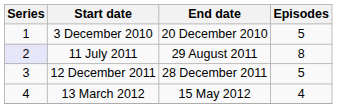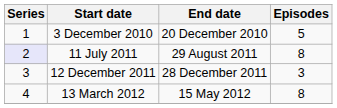(301, 73) 5 -> (301, 73) 3
(301, 93) 4 -> (301, 93) 8
